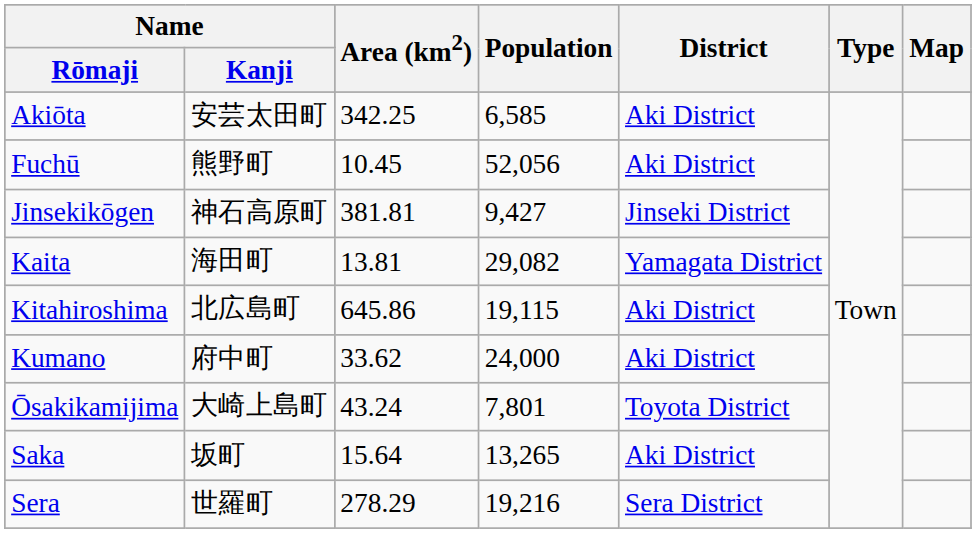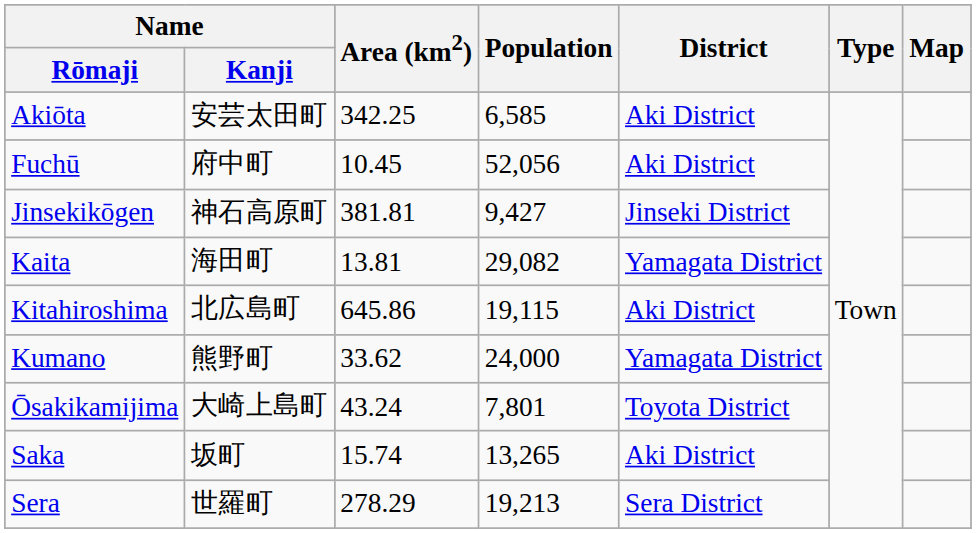(232, 163) 熊野町 -> (232, 163) 府中町
(232, 357) 府中町 -> (232, 357) 熊野町
(690, 358) Aki District -> (724, 358) Yamagata District
(371, 455) 15.64 -> (371, 455) 15.74
(522, 503) 19,216 -> (522, 503) 19,213
